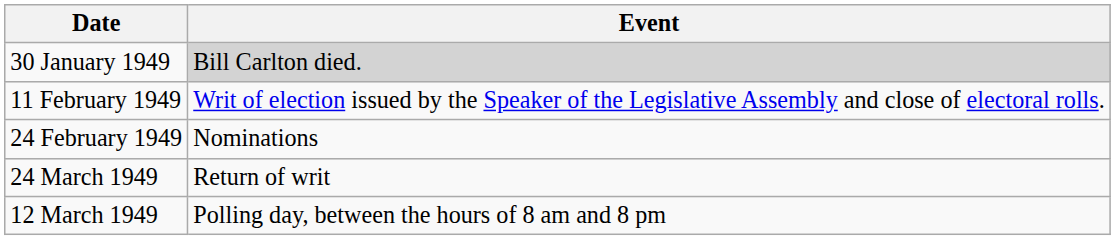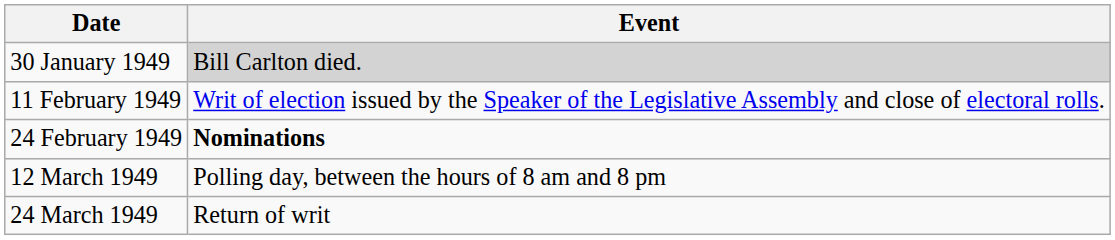(256, 138) normal -> (259, 138) bold
rows swapped: (84, 215) <-> (84, 176)
